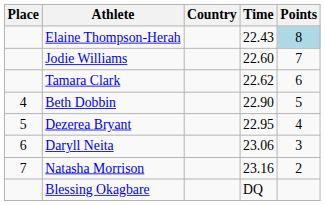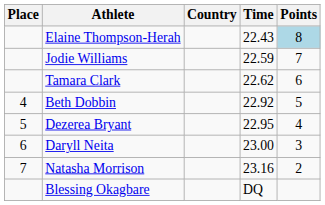(259, 59) 22.60 -> (259, 59) 22.59
(259, 102) 22.90 -> (259, 102) 22.92
(259, 146) 23.06 -> (259, 146) 23.00
